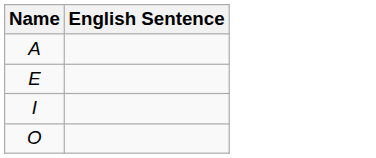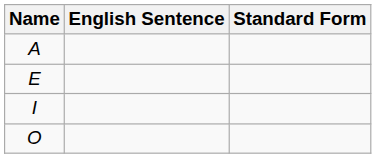+ column: (300, 19)
